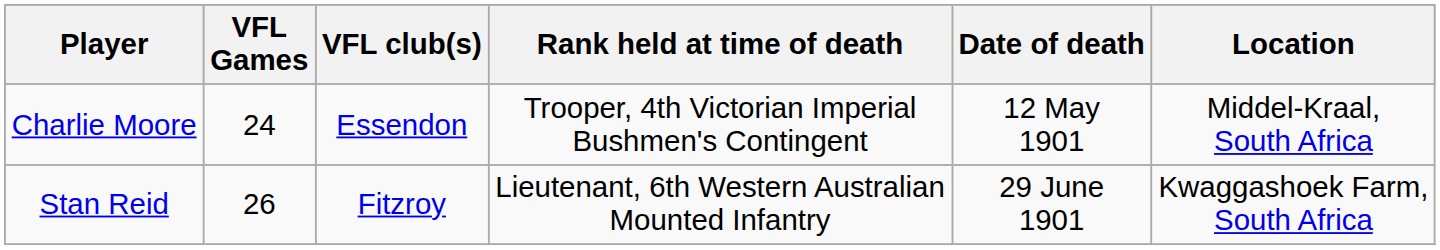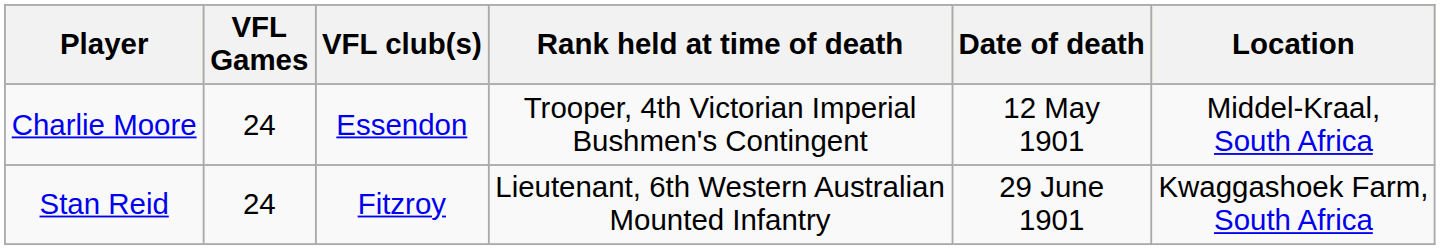(259, 204) 26 -> (259, 204) 24
